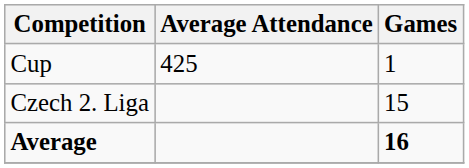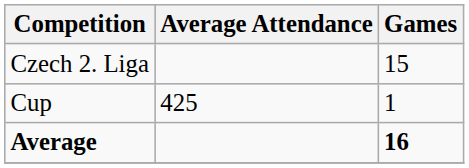rows swapped: (80, 102) <-> (31, 63)
